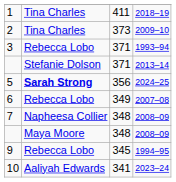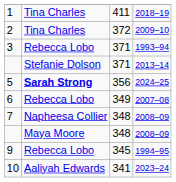(122, 30) 373 -> (122, 30) 372
